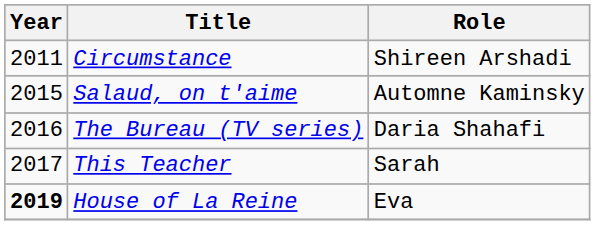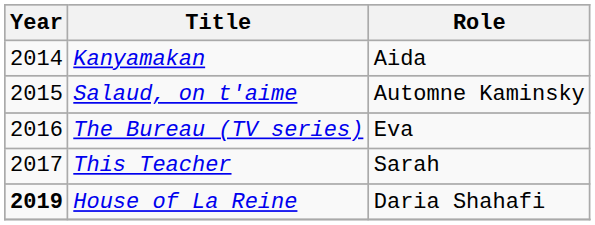- row: (152, 59)
+ row: (139, 59)
(460, 130) Daria Shahafi -> (394, 130) Eva
(394, 202) Eva -> (460, 202) Daria Shahafi
